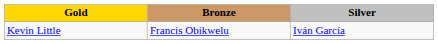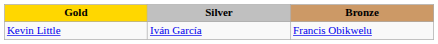columns swapped: (362, 13) <-> (219, 13)
